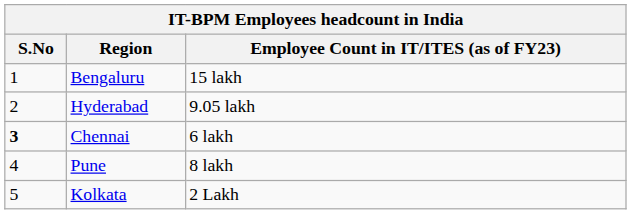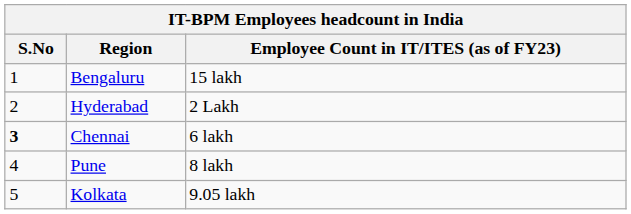(222, 107) 9.05 lakh -> (214, 107) 2 Lakh
(214, 194) 2 Lakh -> (222, 194) 9.05 lakh
